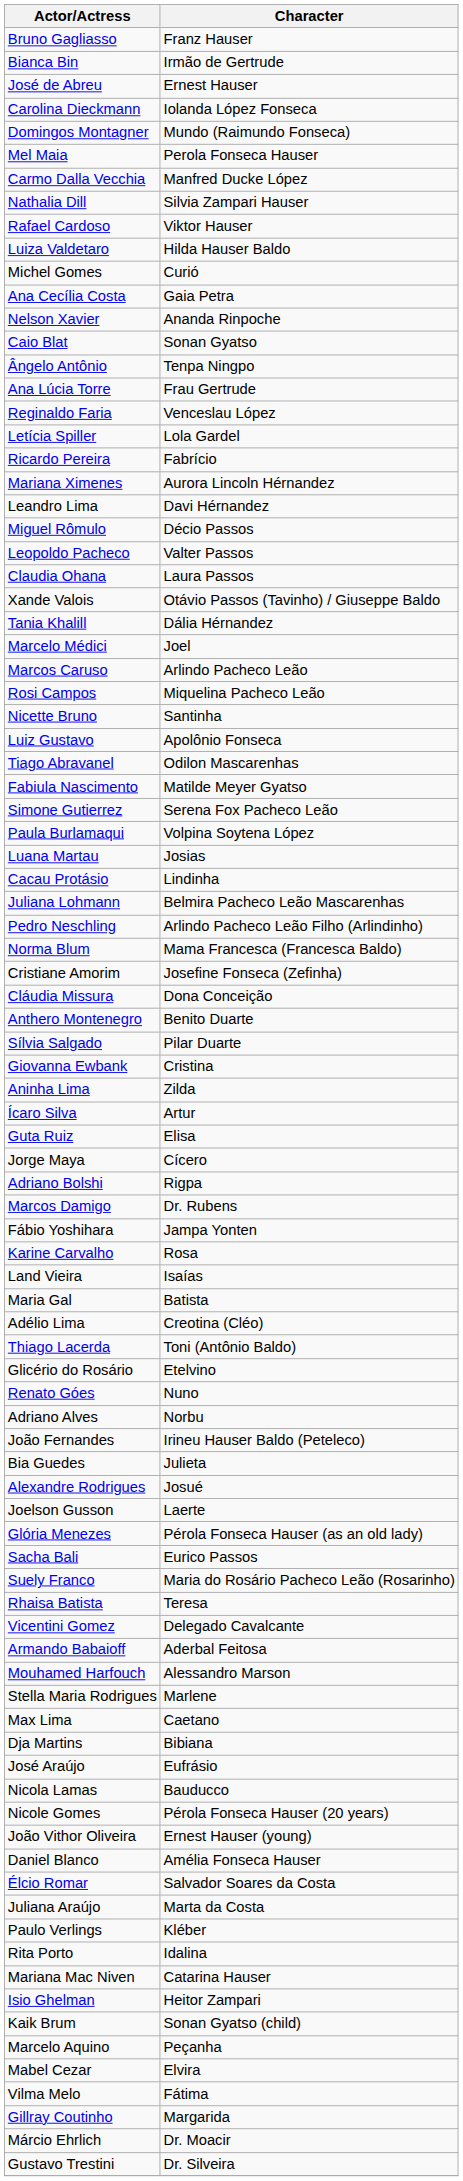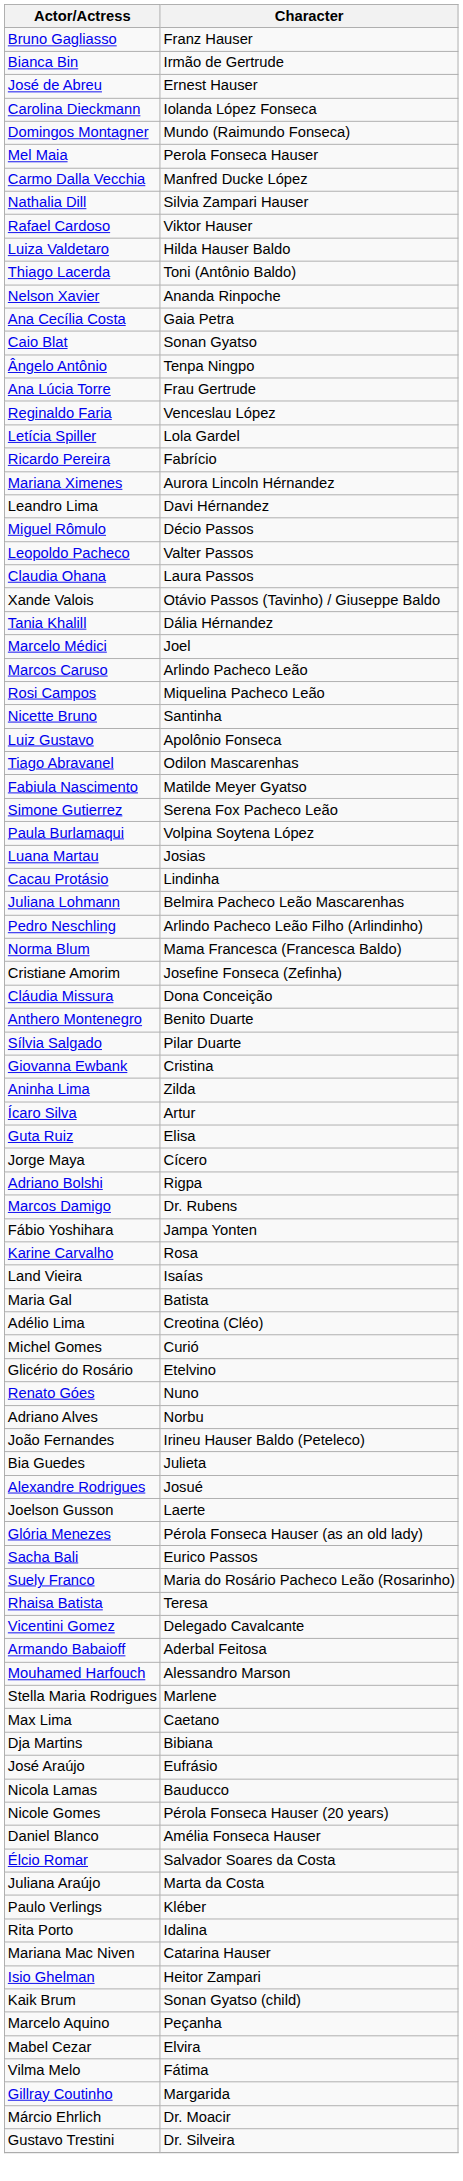rows swapped: (59, 1346) <-> (55, 272)
rows swapped: (67, 296) <-> (54, 319)
- row: (72, 1837)
